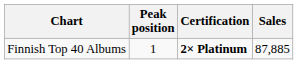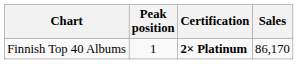(272, 48) 87,885 -> (272, 48) 86,170
